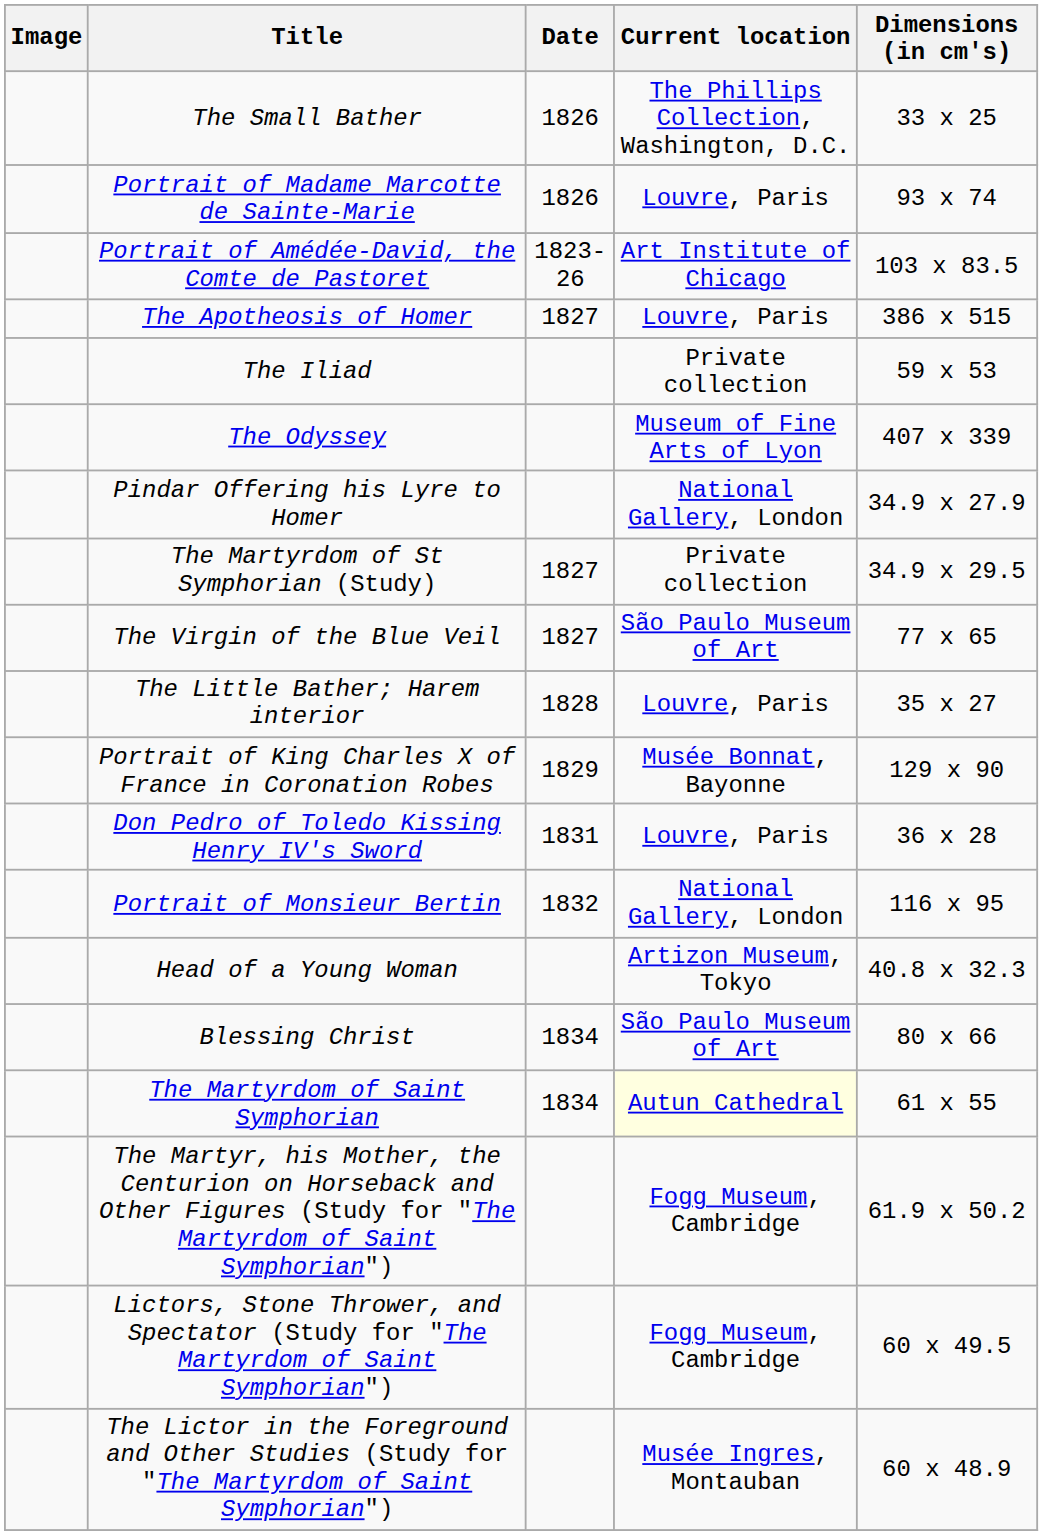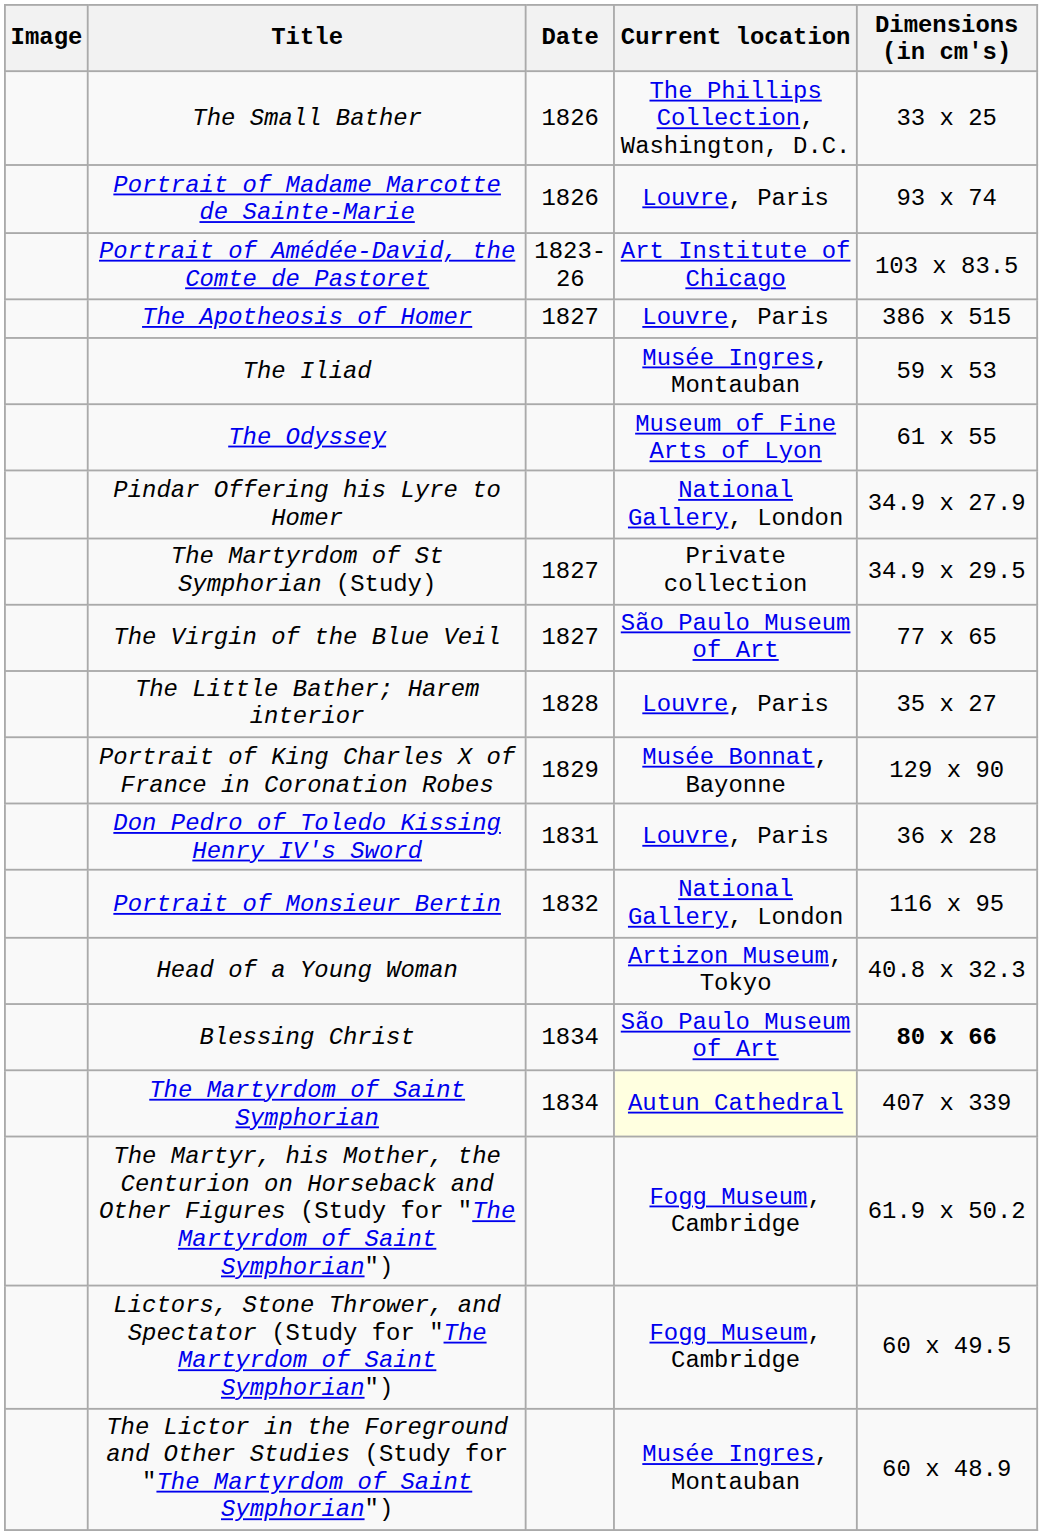(736, 371) Private collection -> (736, 371) Musée Ingres, Montauban
(947, 438) 407 x 339 -> (947, 438) 61 x 55
(947, 1037) normal -> (947, 1037) bold
(947, 1104) 61 x 55 -> (947, 1104) 407 x 339
